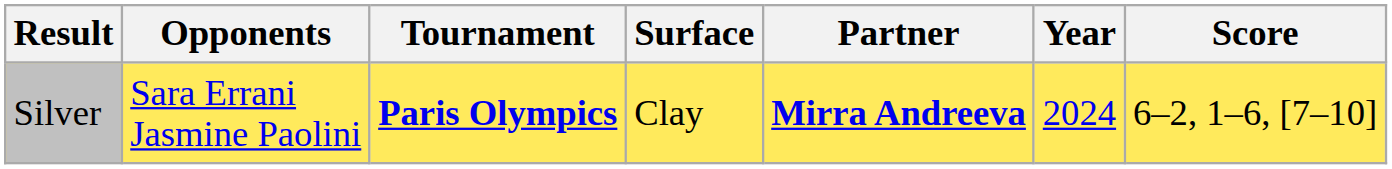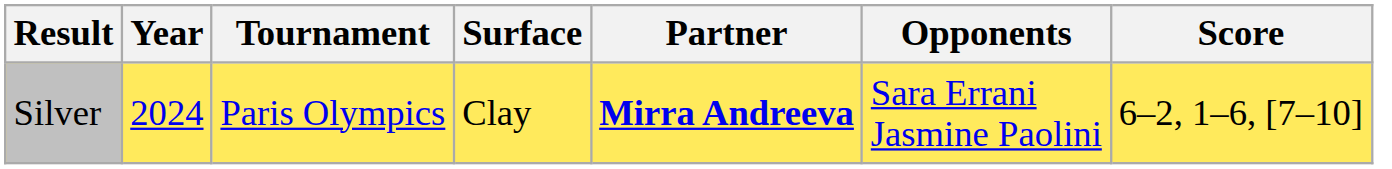columns swapped: (1079, 33) <-> (246, 33)
(498, 112) bold -> (333, 112) normal
